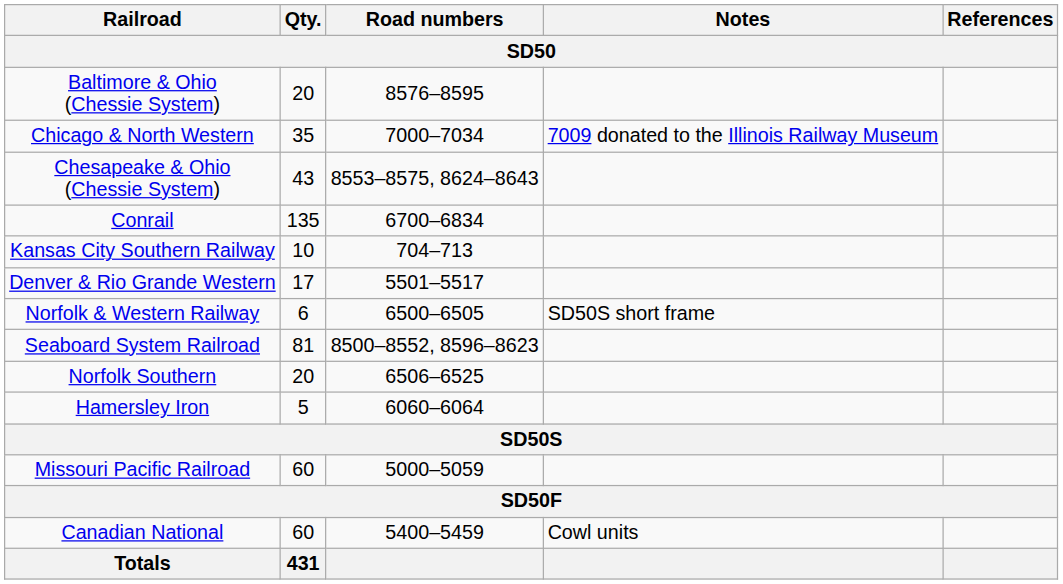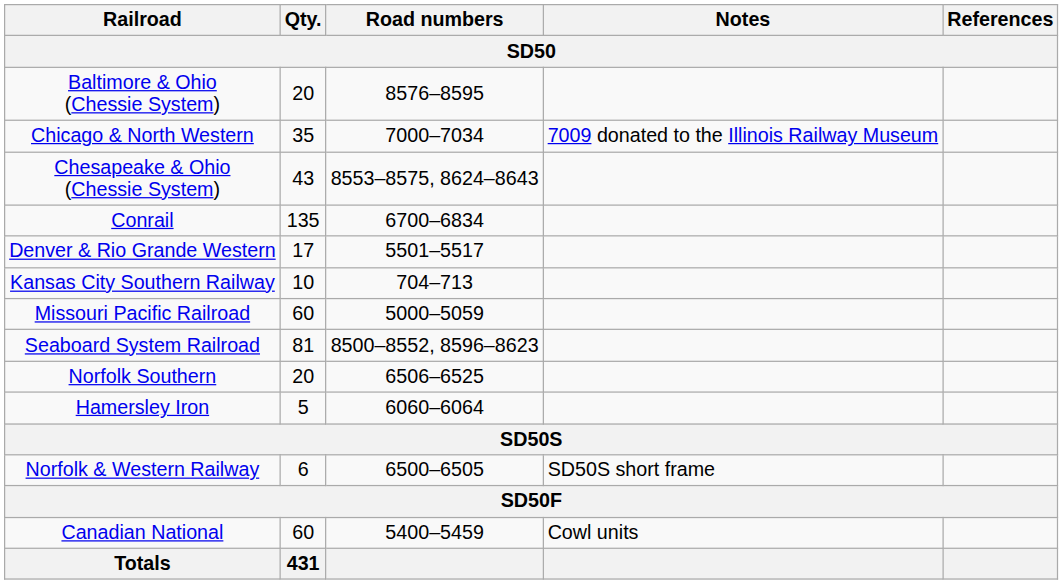rows swapped: (142, 282) <-> (142, 251)
rows swapped: (142, 470) <-> (142, 314)
